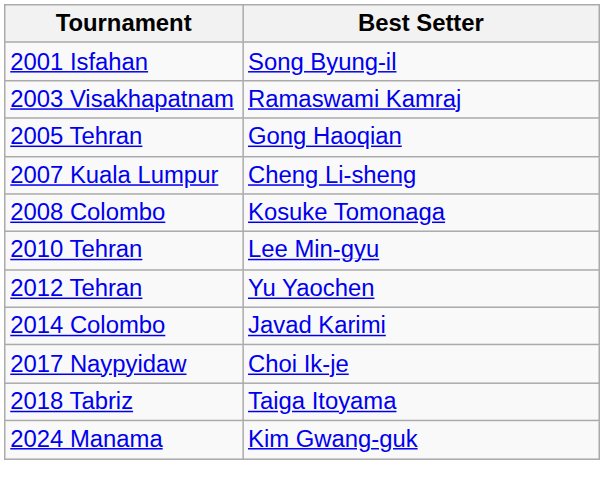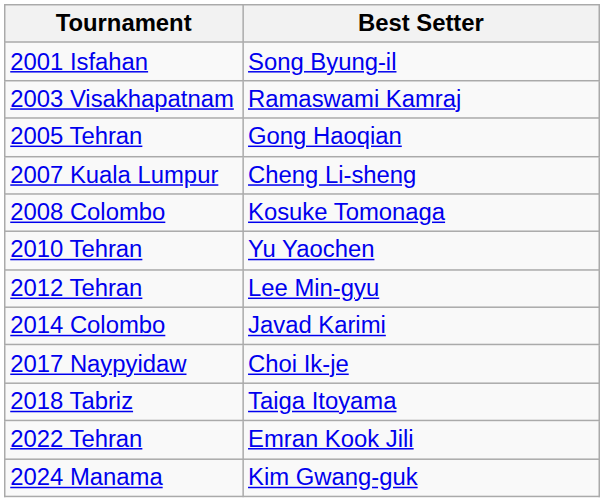(314, 250) Lee Min-gyu -> (311, 250) Yu Yaochen
(311, 288) Yu Yaochen -> (314, 288) Lee Min-gyu
+ row: (76, 439)
